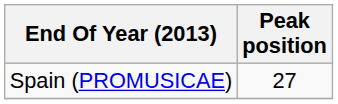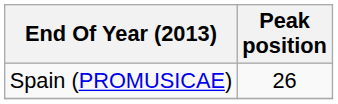(285, 80) 27 -> (285, 80) 26
